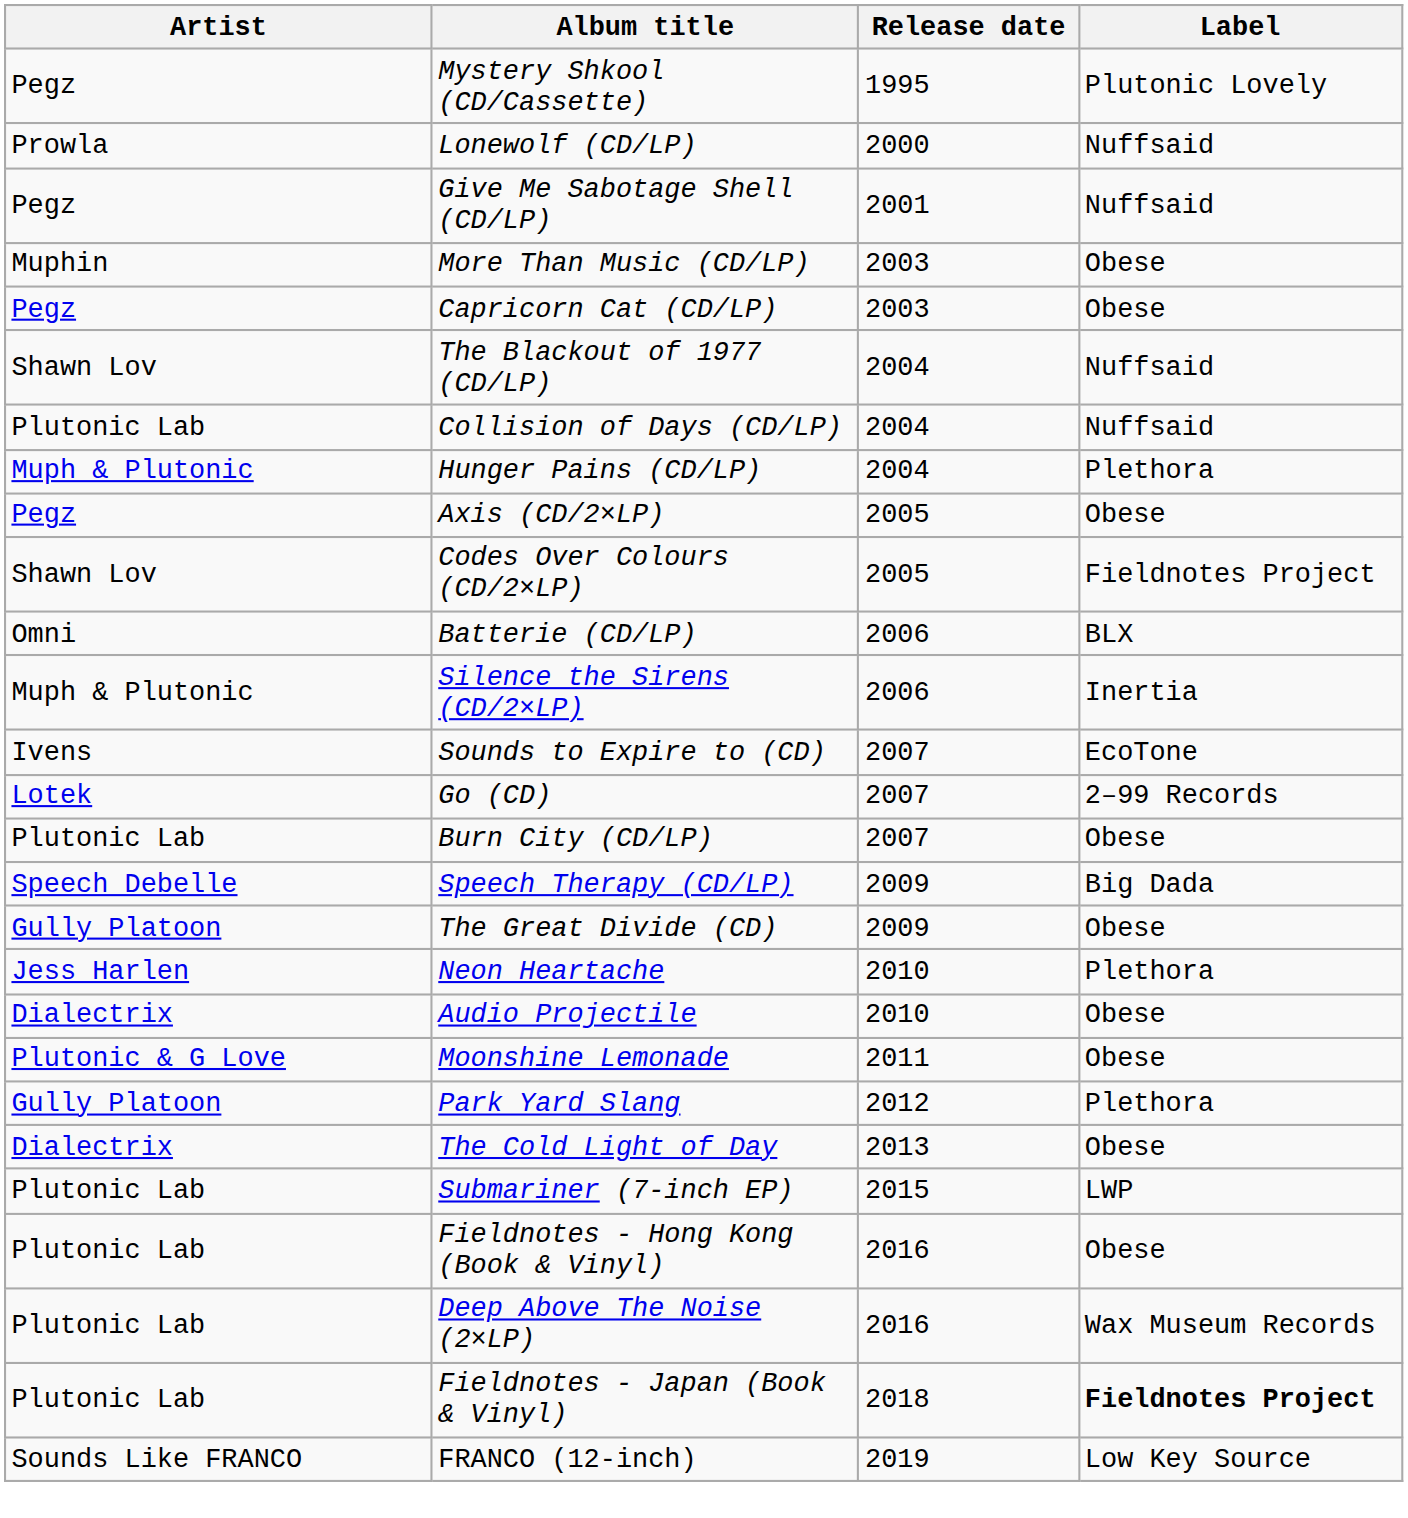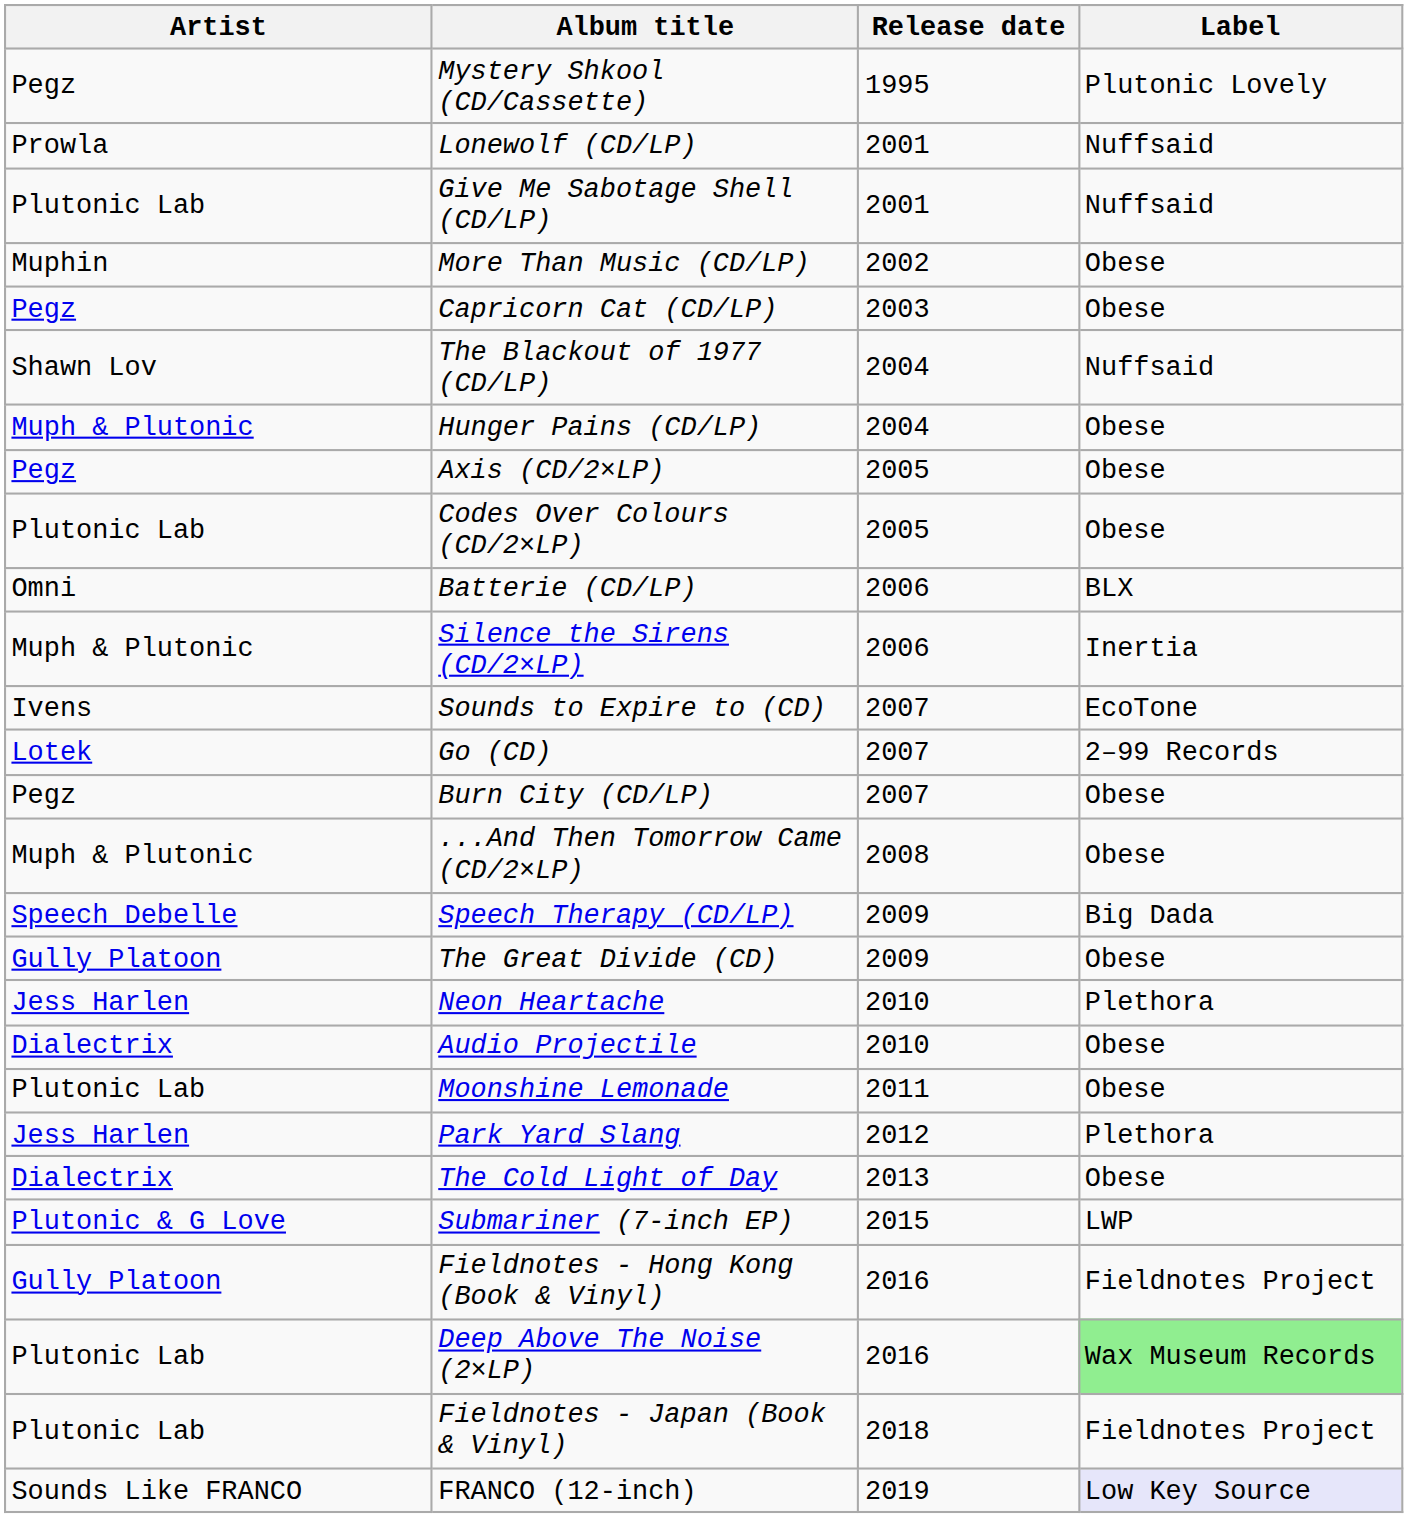(897, 146) 2000 -> (897, 146) 2001
(44, 205) Pegz -> (108, 205) Plutonic Lab
(897, 264) 2003 -> (897, 264) 2002
- row: (640, 427)
(1149, 471) Plethora -> (1125, 427) Obese
(84, 574) Shawn Lov -> (108, 530) Plutonic Lab
(1230, 574) Fieldnotes Project -> (1125, 530) Obese
(108, 840) Plutonic Lab -> (44, 796) Pegz
+ row: (640, 856)
(149, 1059) Plutonic & G Love -> (108, 1090) Plutonic Lab
(116, 1103) Gully Platoon -> (100, 1134) Jess Harlen
(108, 1191) Plutonic Lab -> (149, 1222) Plutonic & G Love
(108, 1250) Plutonic Lab -> (116, 1281) Gully Platoon
(1125, 1250) Obese -> (1230, 1281) Fieldnotes Project
(1230, 1325) no background -> (1230, 1356) lightgreen background
(1230, 1400) bold -> (1230, 1431) normal
(1198, 1460) no background -> (1198, 1491) lavender background
